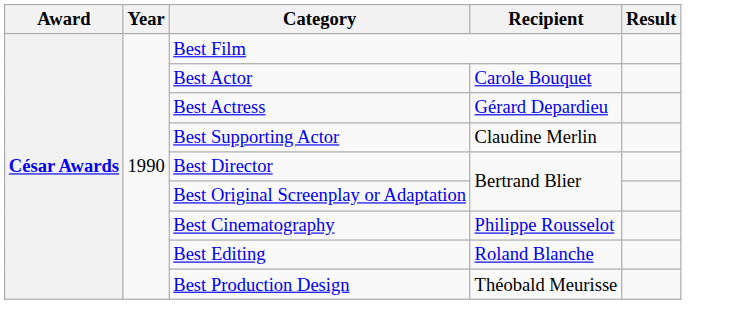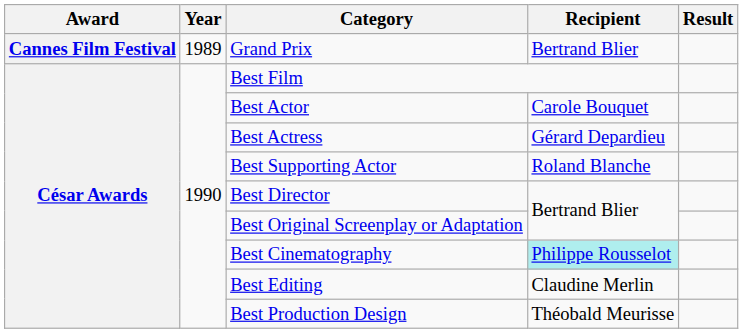+ row: (271, 48)
(536, 136) Claudine Merlin -> (591, 166) Roland Blanche
(544, 225) no background -> (601, 254) paleturquoise background
(534, 254) Roland Blanche -> (593, 284) Claudine Merlin
